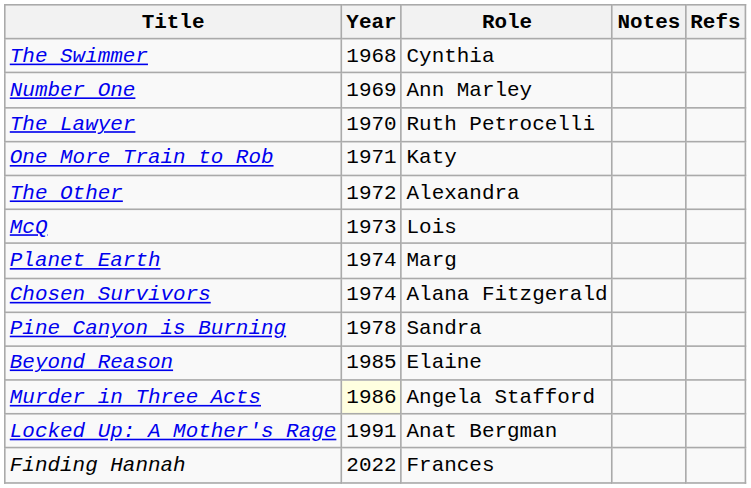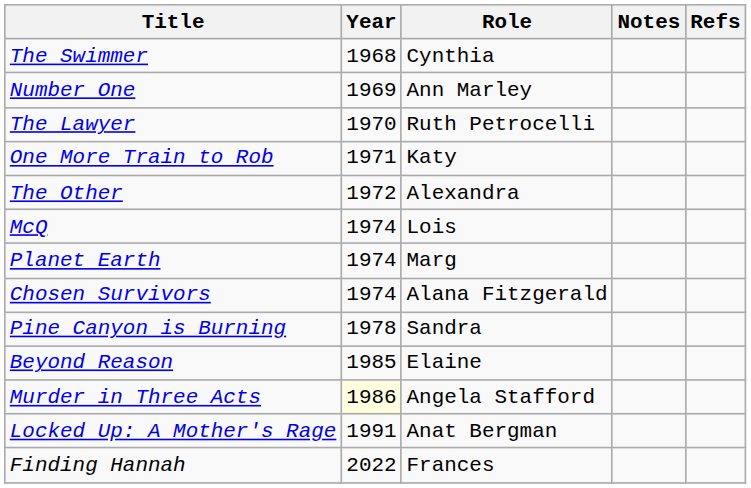(371, 227) 1973 -> (371, 227) 1974
